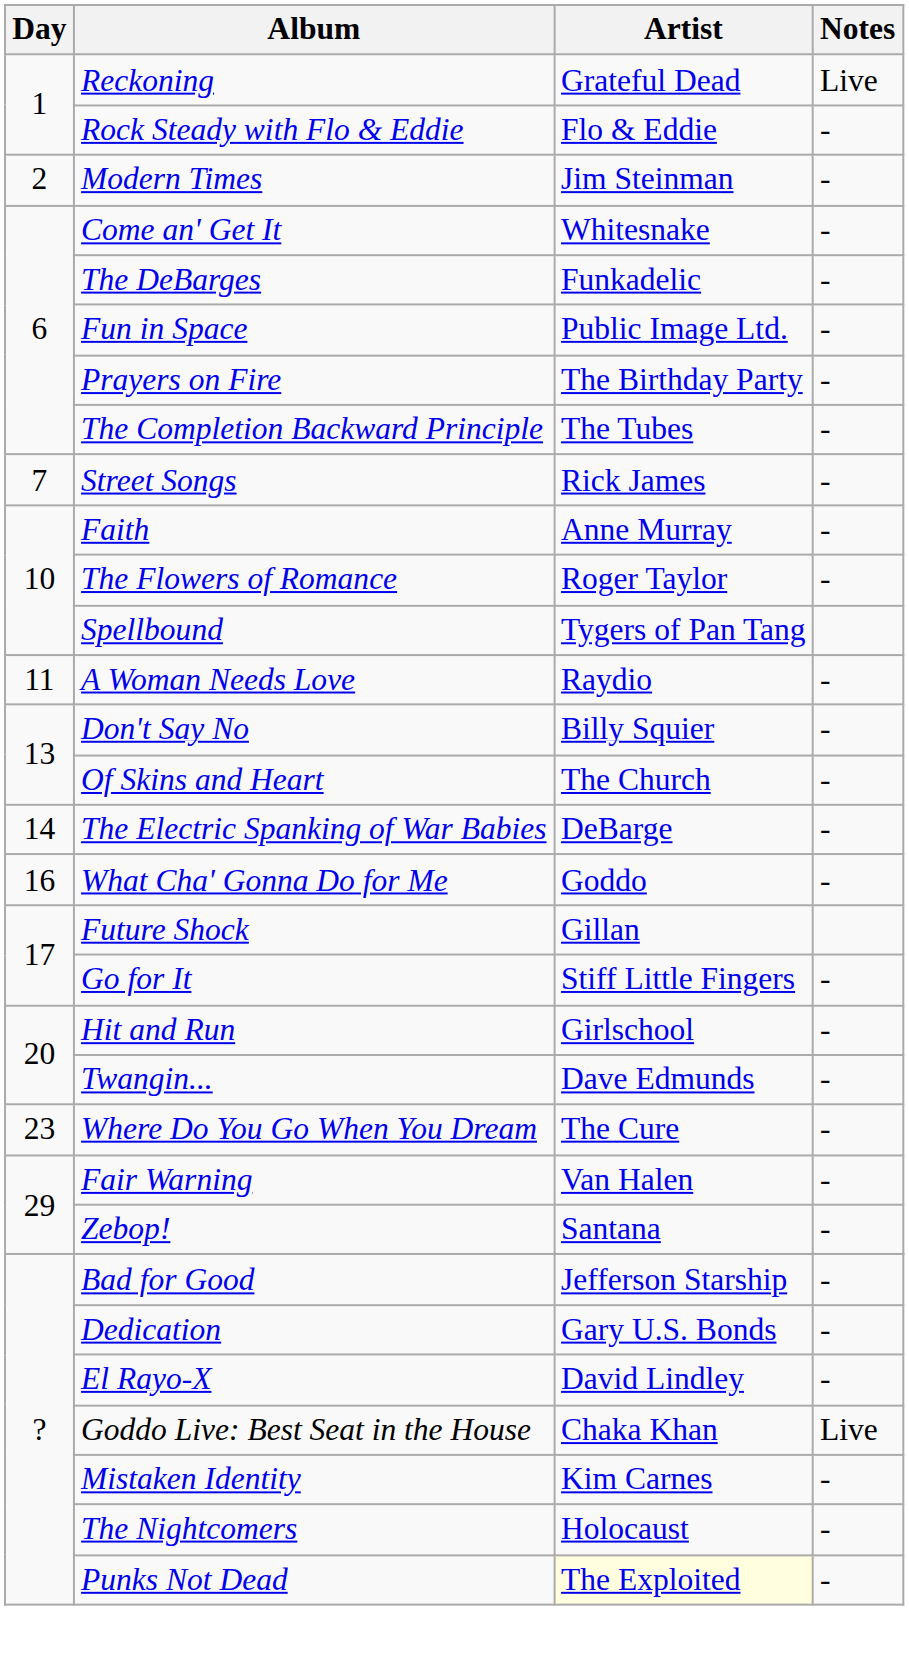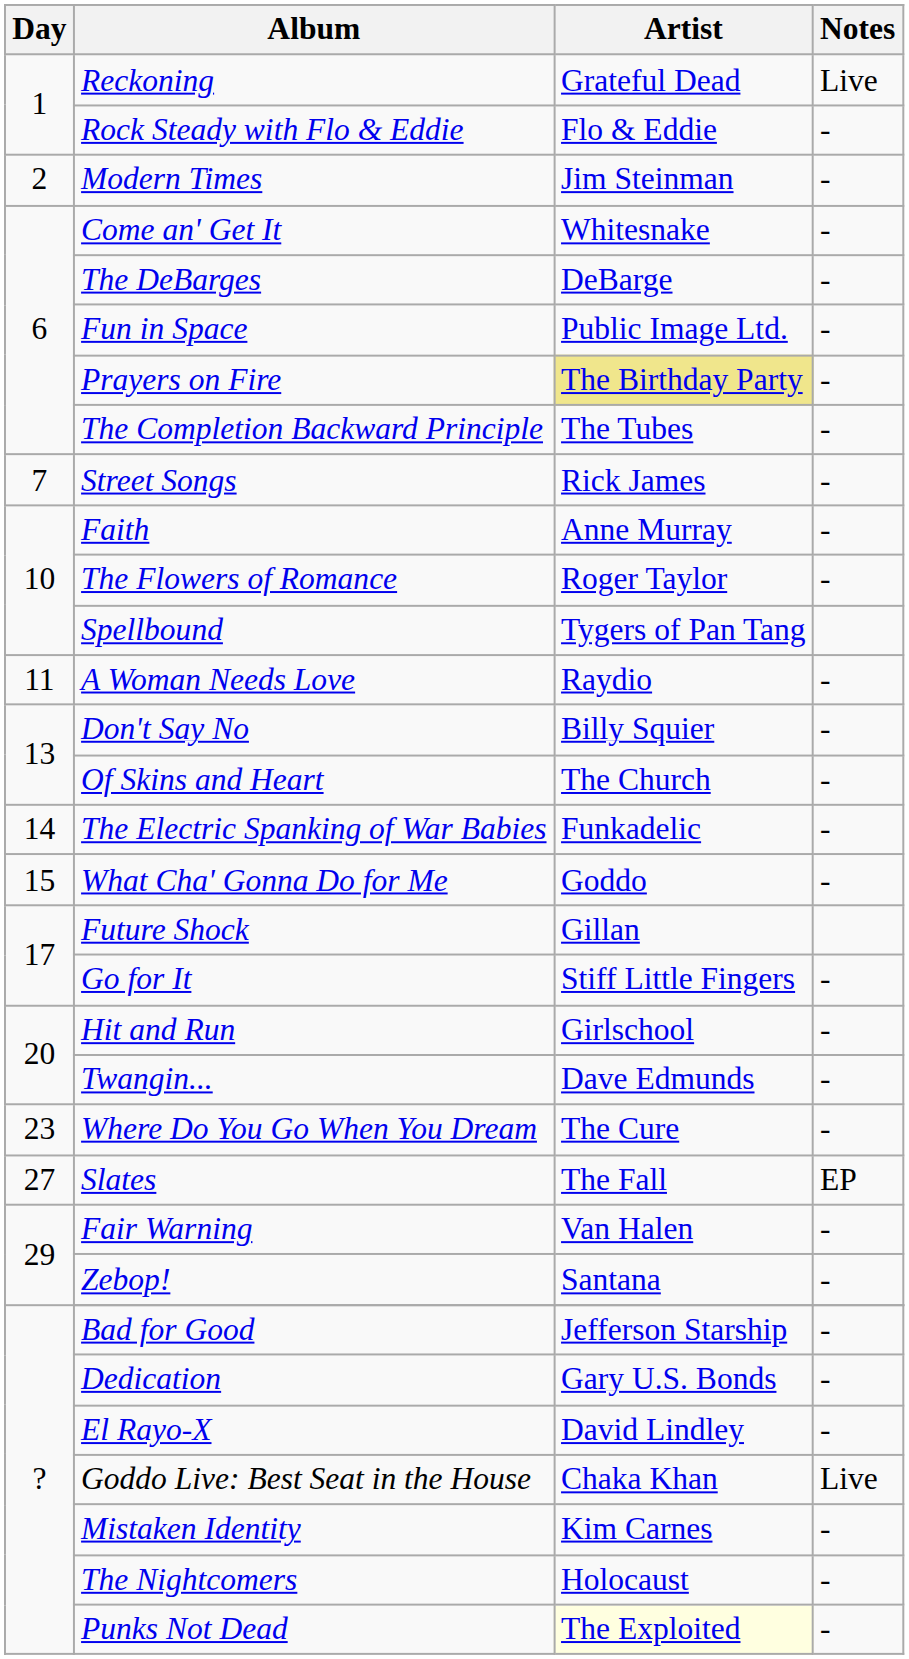(631, 279) Funkadelic -> (617, 279) DeBarge
(682, 379) no background -> (682, 379) khaki background
(617, 829) DeBarge -> (631, 829) Funkadelic
(39, 879) 16 -> (39, 879) 15
+ row: (119, 1179)
